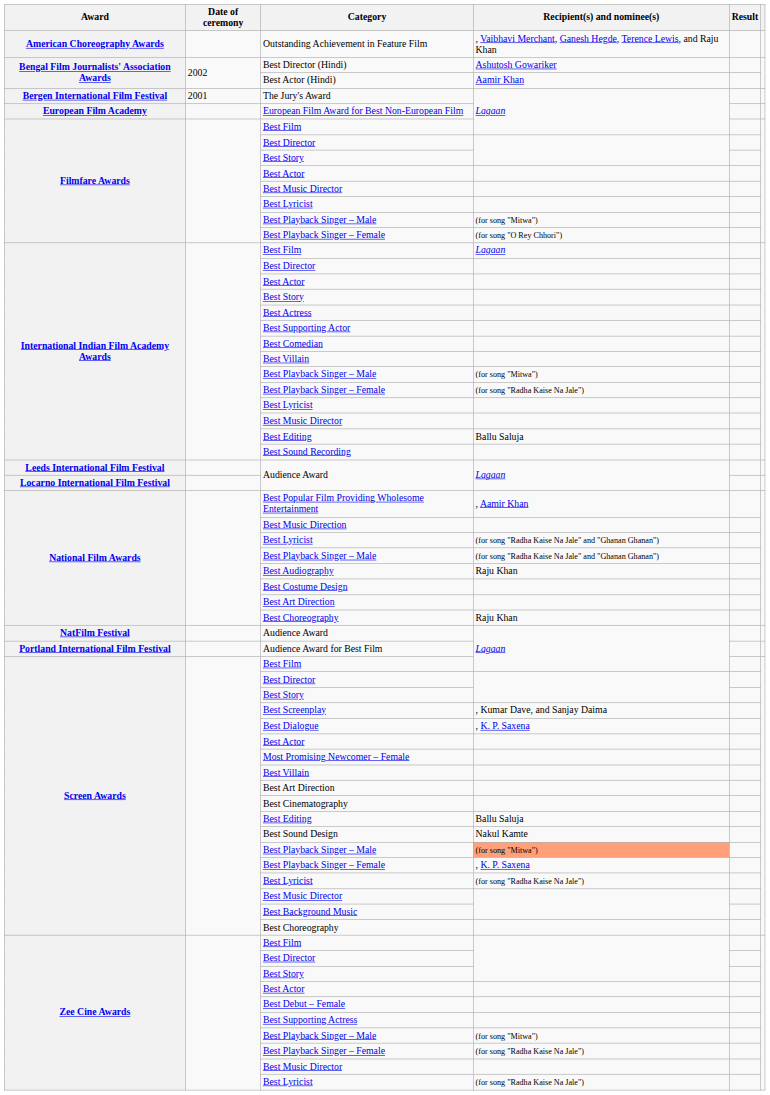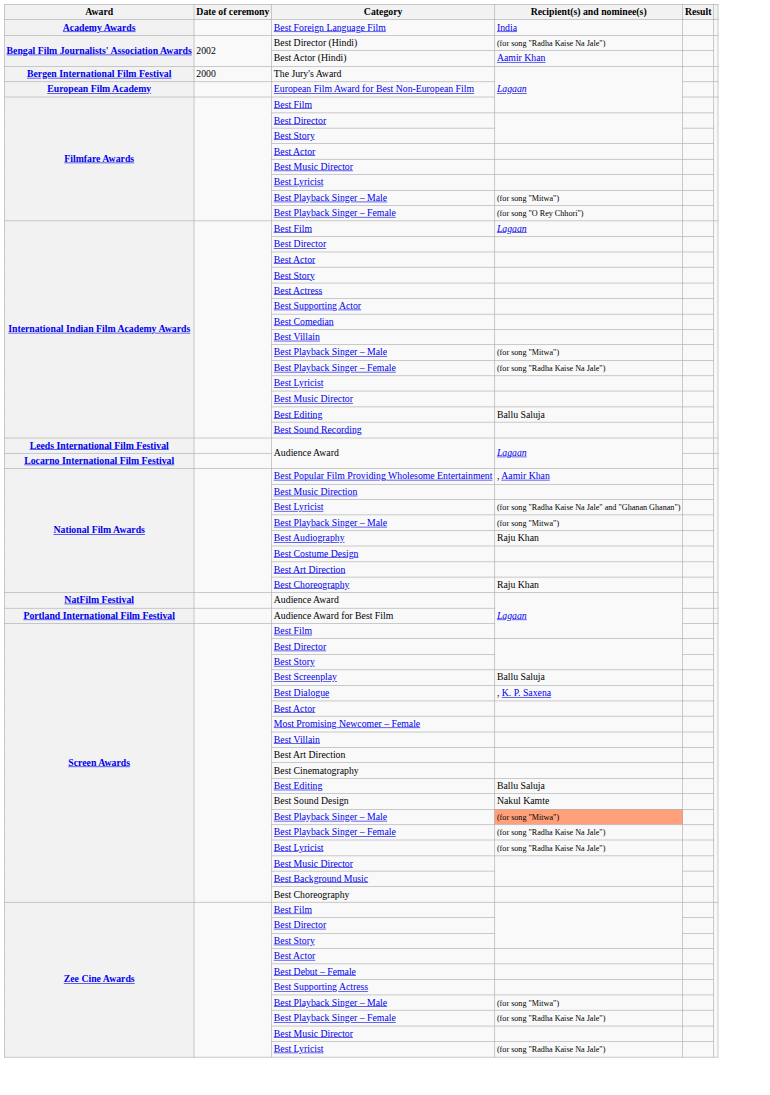+ row: (99, 27)
- row: (95, 44)
(516, 65) Ashutosh Gowariker -> (551, 43) (for song "Radha Kaise Na Jale")
(198, 96) 2001 -> (206, 74) 2000
(567, 556) (for song "Radha Kaise Na Jale" and "Ghanan Ghanan") -> (528, 523) (for song "Mitwa")
(541, 710) , Kumar Dave, and Sanjay Daima -> (521, 677) Ballu Saluja
(503, 865) , K. P. Saxena -> (551, 833) (for song "Radha Kaise Na Jale")
